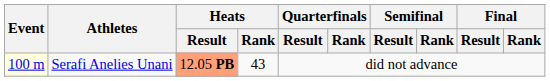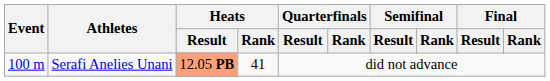(26, 64) lightyellow background -> (26, 64) no background
(258, 64) 43 -> (258, 64) 41
